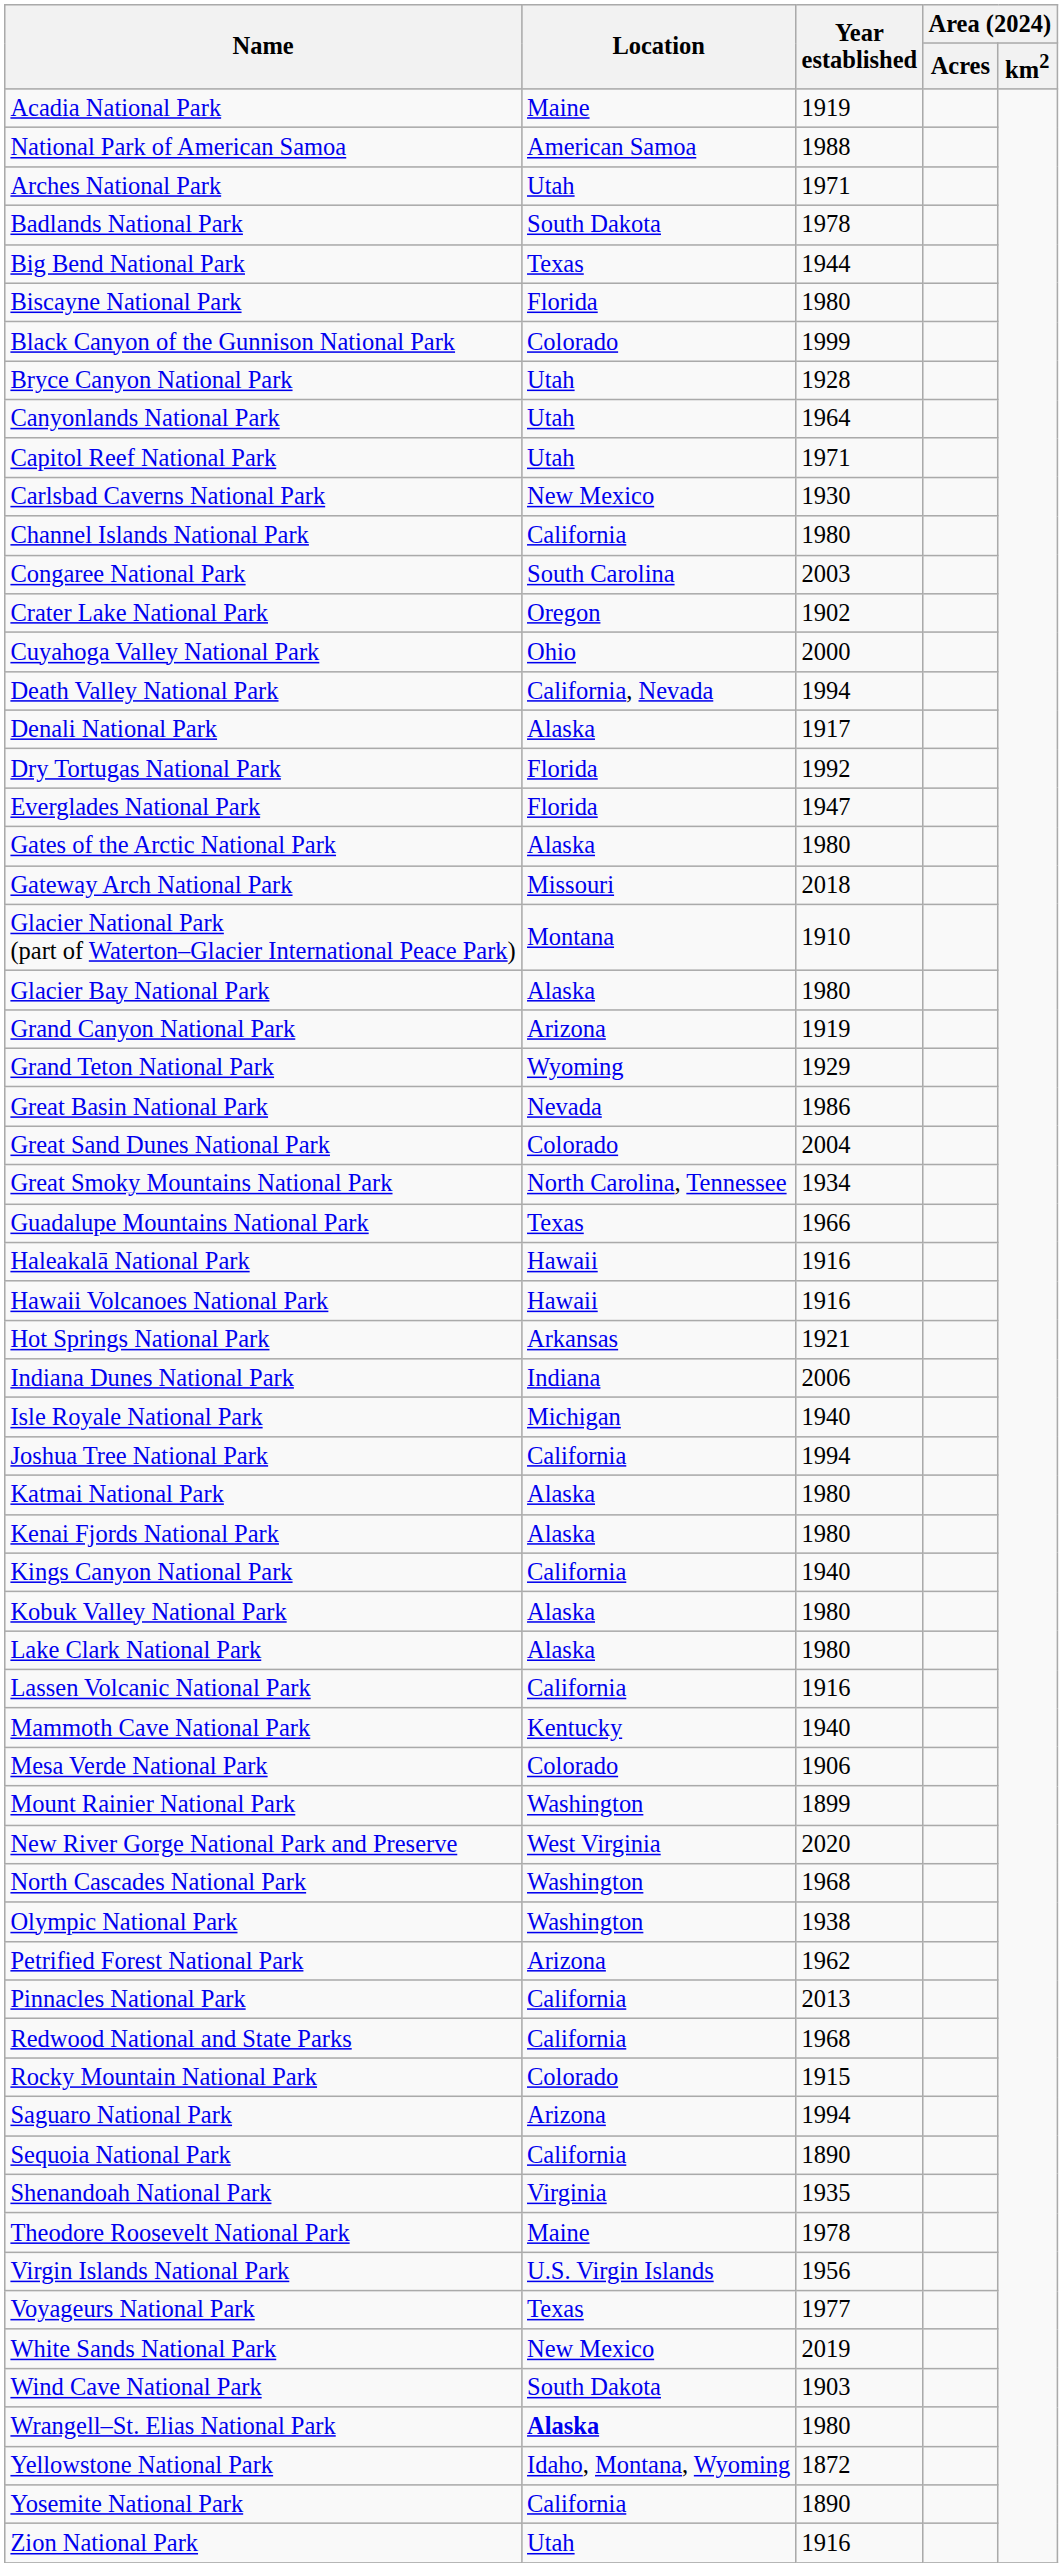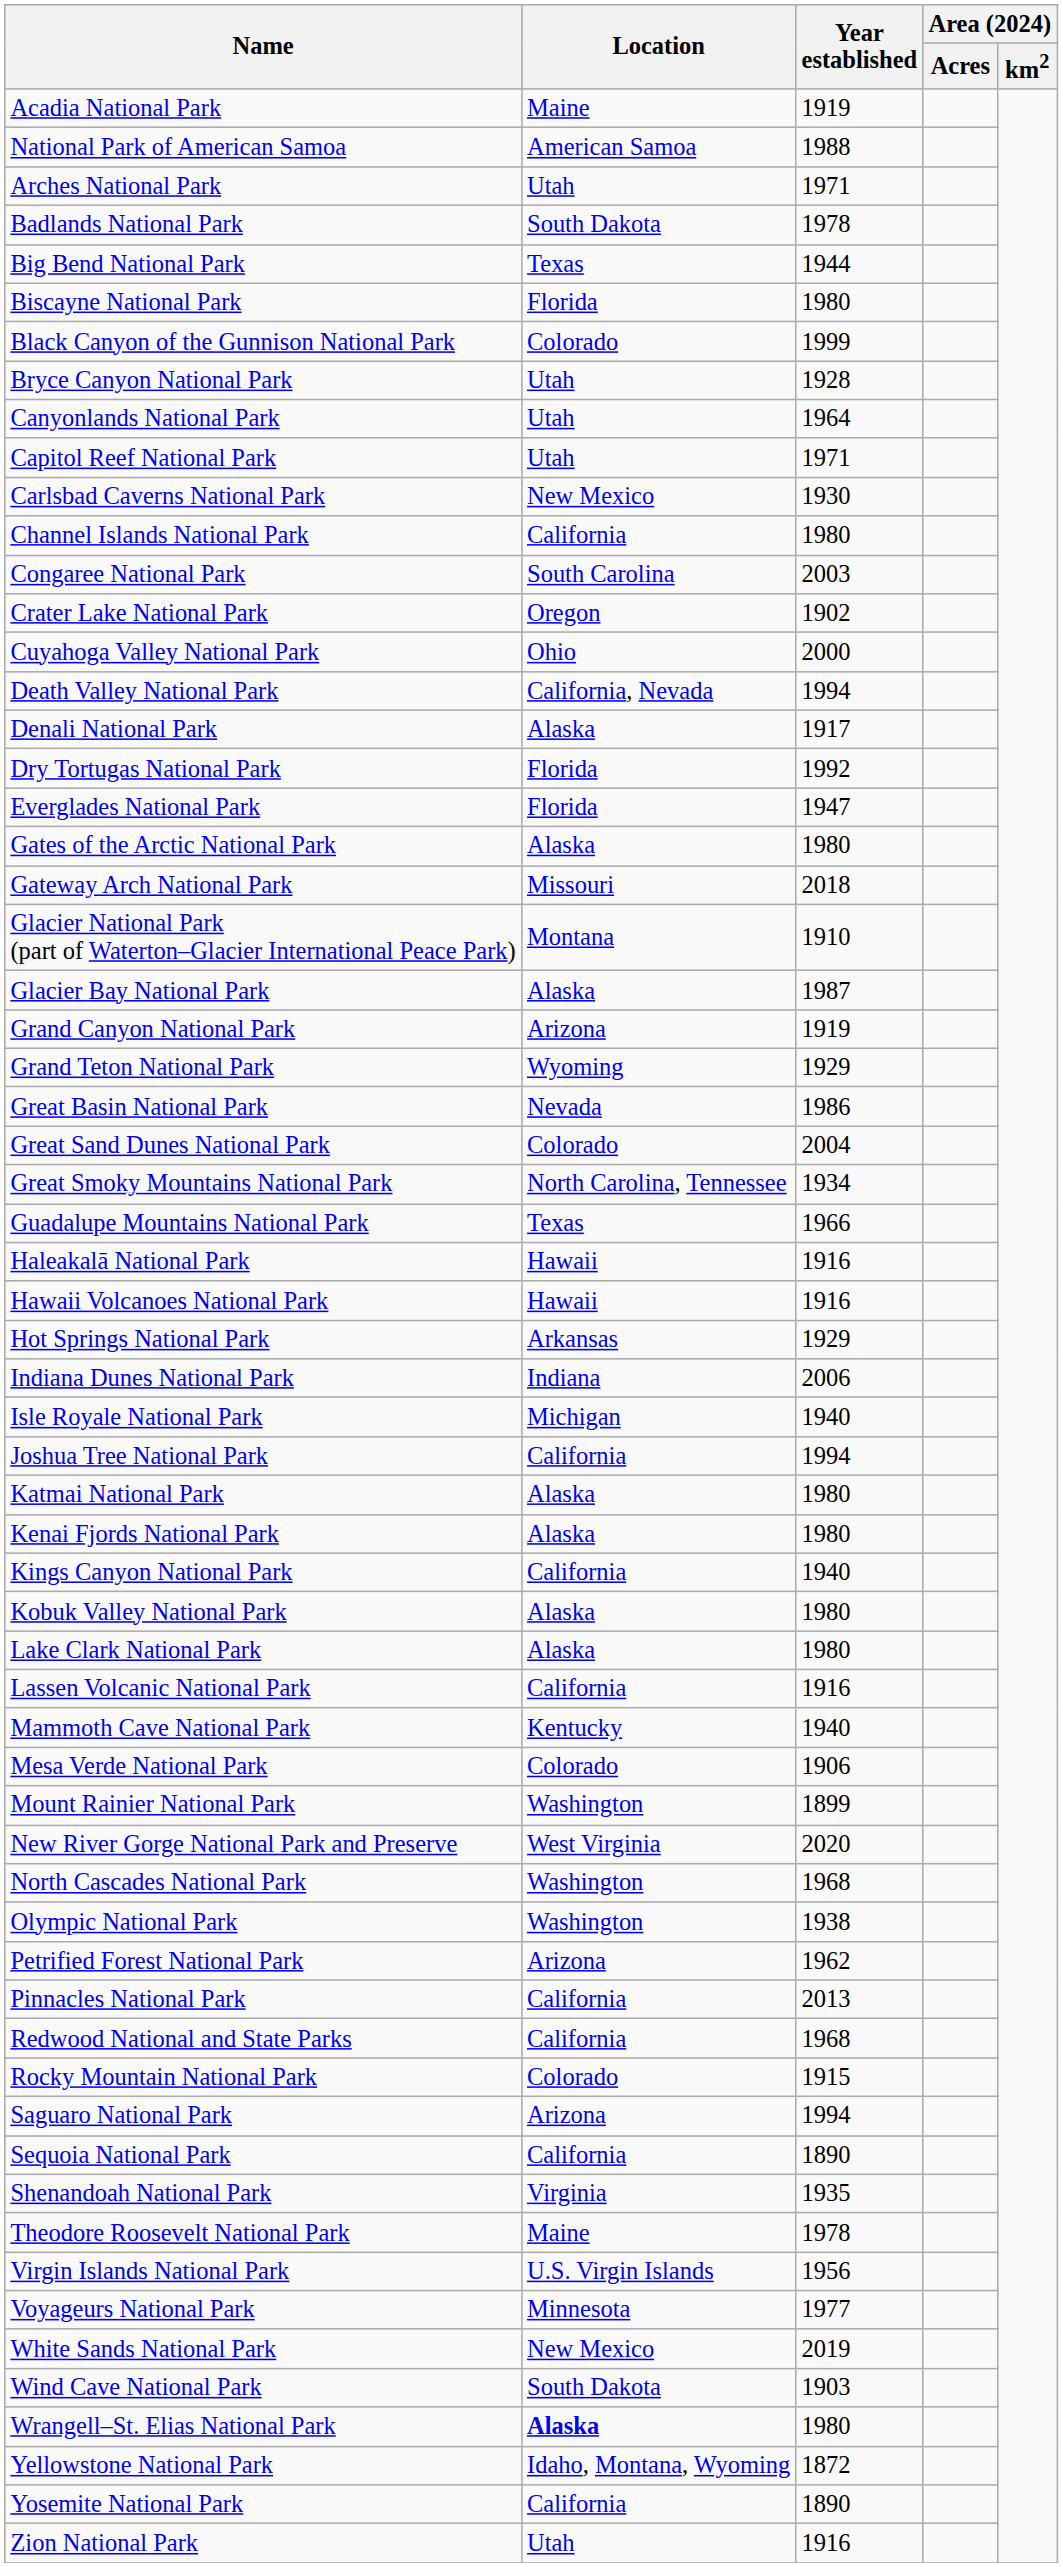(826, 989) 1980 -> (826, 989) 1987
(826, 1339) 1921 -> (826, 1339) 1929
(555, 2309) Texas -> (579, 2309) Minnesota
